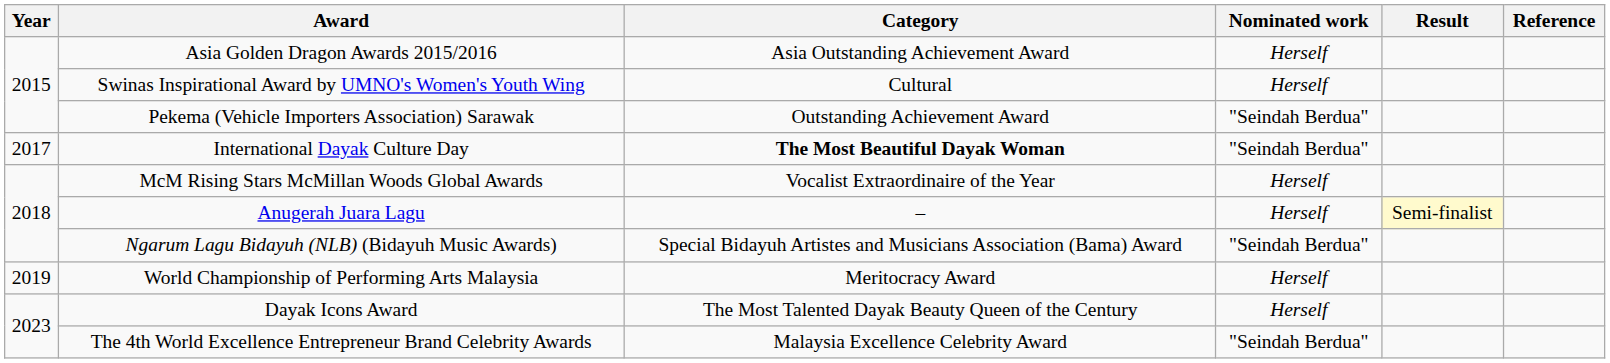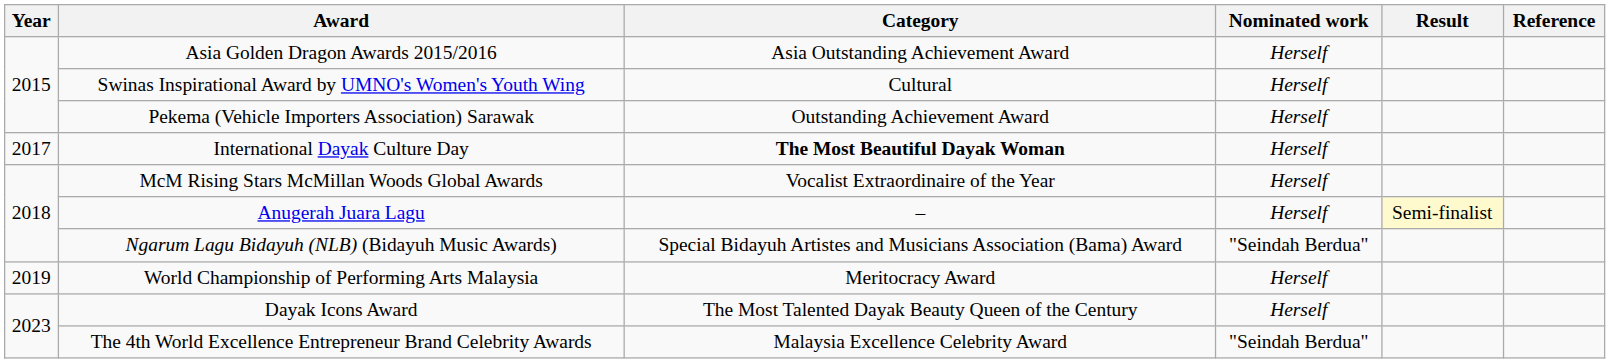(1299, 116) "Seindah Berdua" -> (1299, 116) Herself
(1299, 149) "Seindah Berdua" -> (1299, 149) Herself
